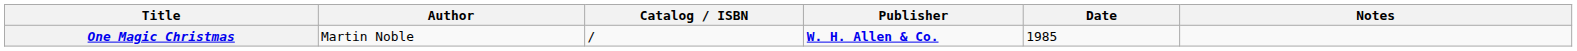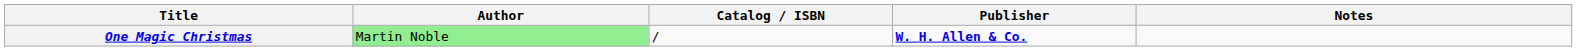- column: (1101, 15)
(367, 36) no background -> (402, 36) lightgreen background
